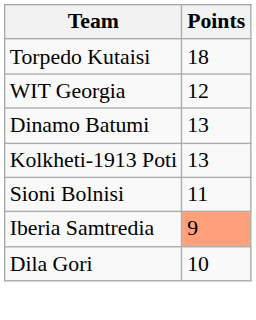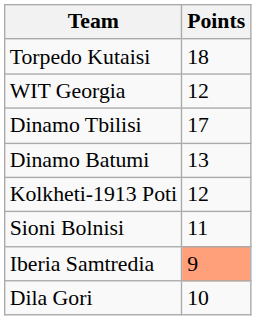+ row: (76, 125)
(198, 159) 13 -> (198, 194) 12
